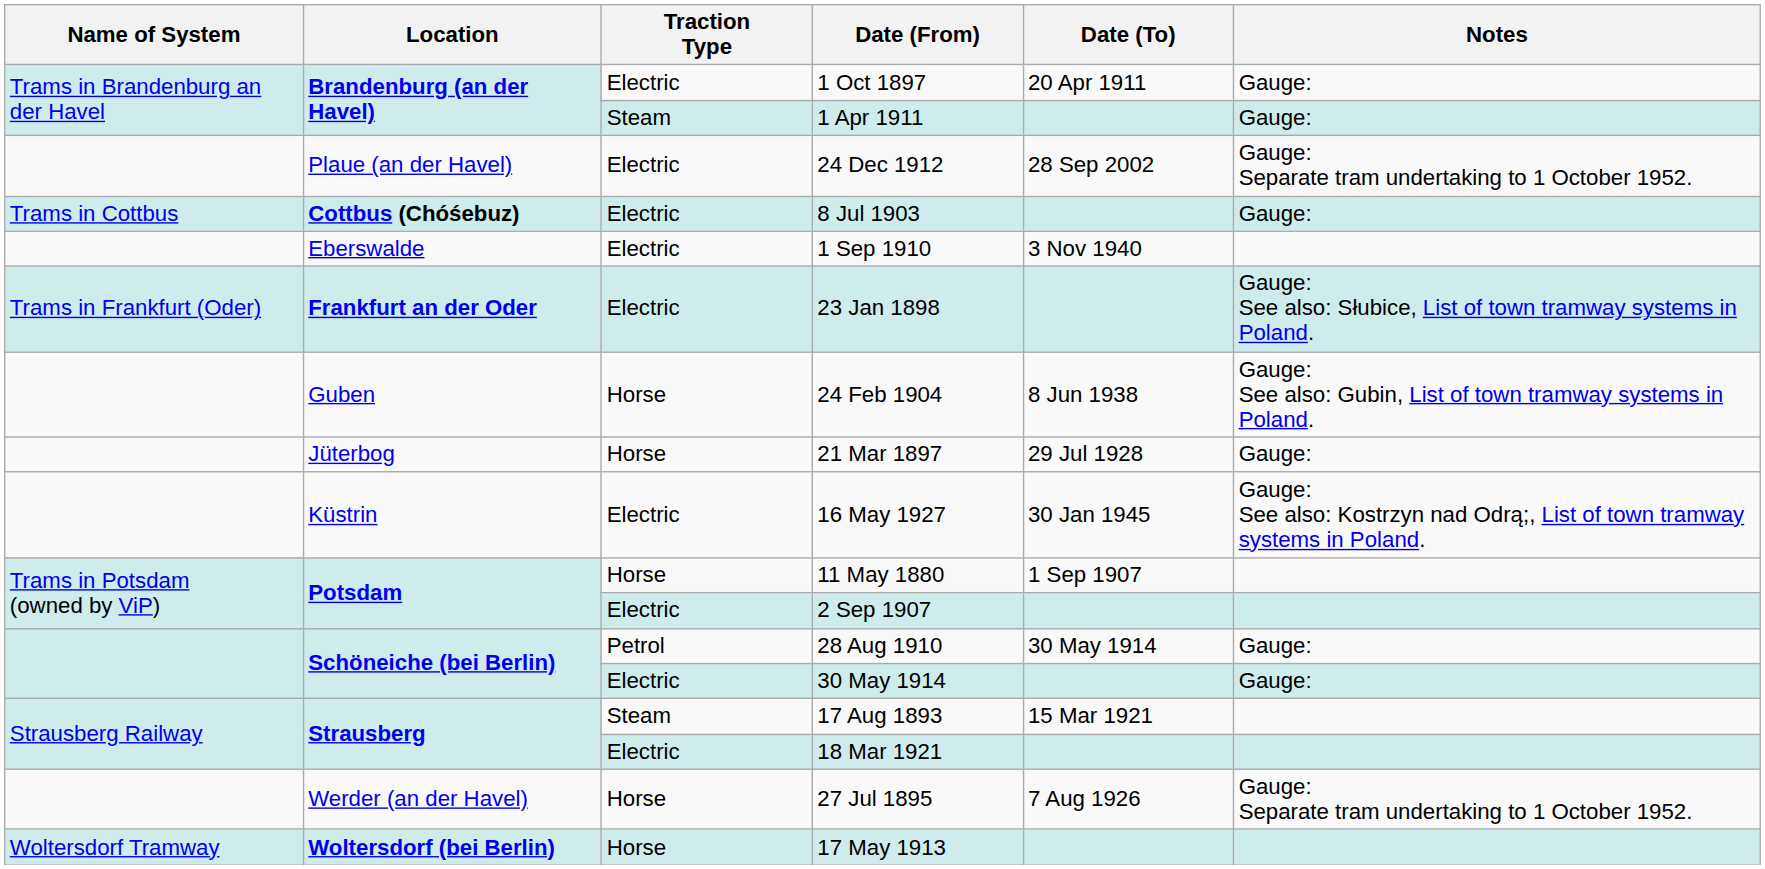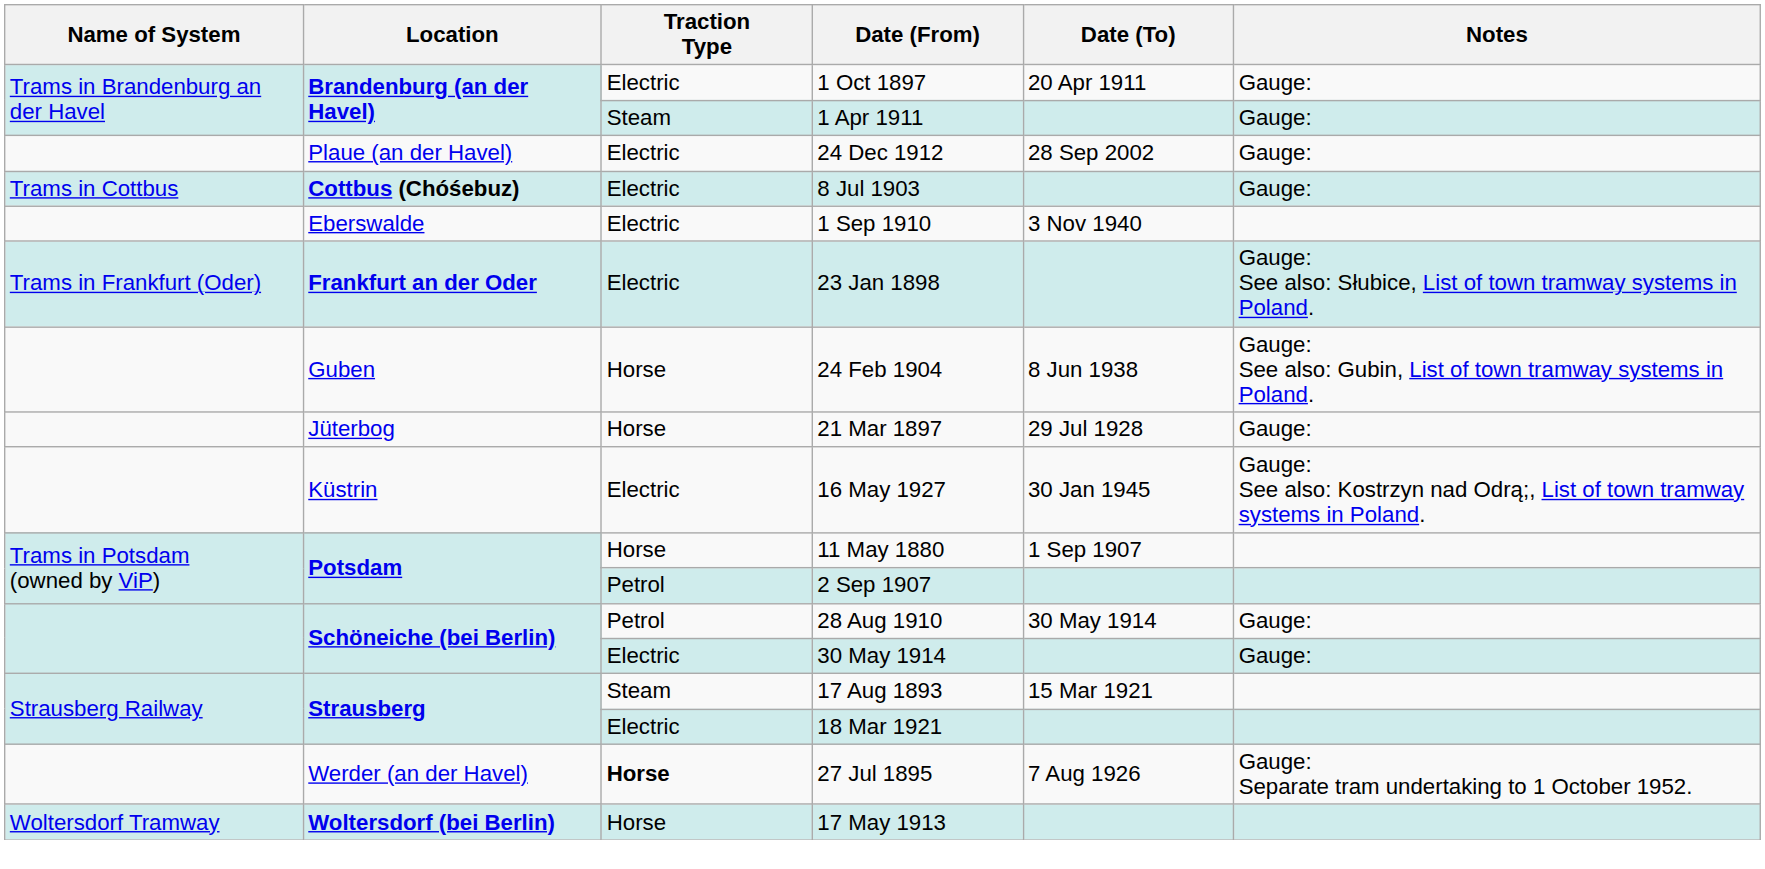(1466, 165) Gauge: Separate tram undertaking to 1 October 1952. -> (1275, 152) Gauge:
(643, 610) Electric -> (636, 585) Petrol
(636, 799) normal -> (638, 774) bold
